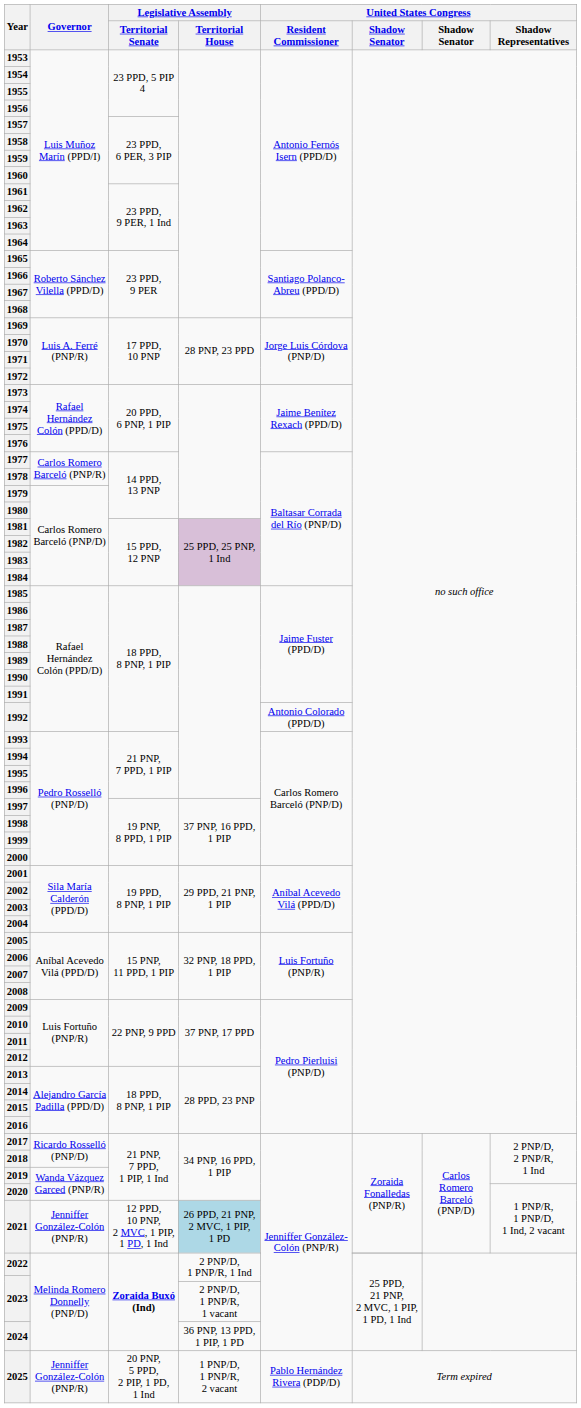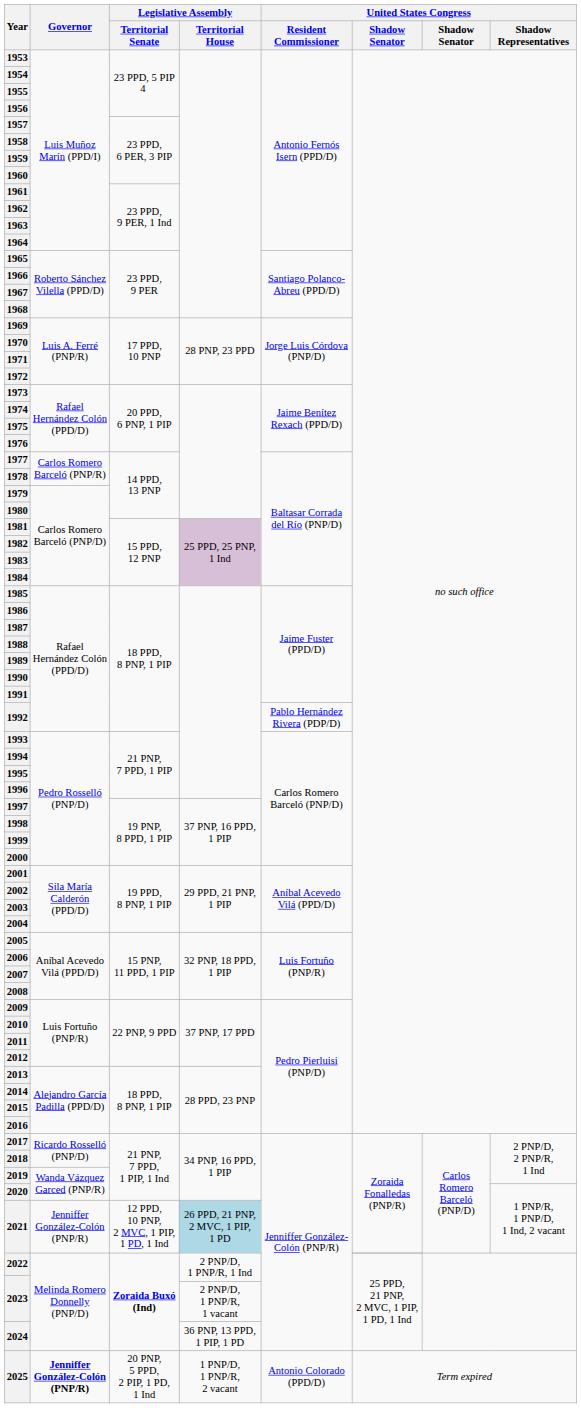(306, 717) Antonio Colorado (PPD/D) -> (306, 717) Pablo Hernández Rivera (PDP/D)
(70, 1376) normal -> (70, 1376) bold
(306, 1376) Pablo Hernández Rivera (PDP/D) -> (306, 1376) Antonio Colorado (PPD/D)
